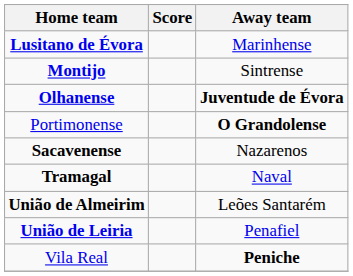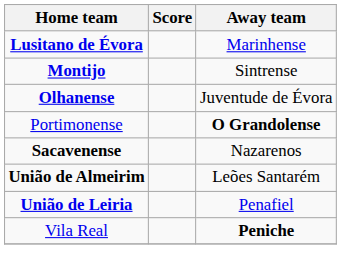(272, 97) bold -> (266, 97) normal
- row: (77, 177)
